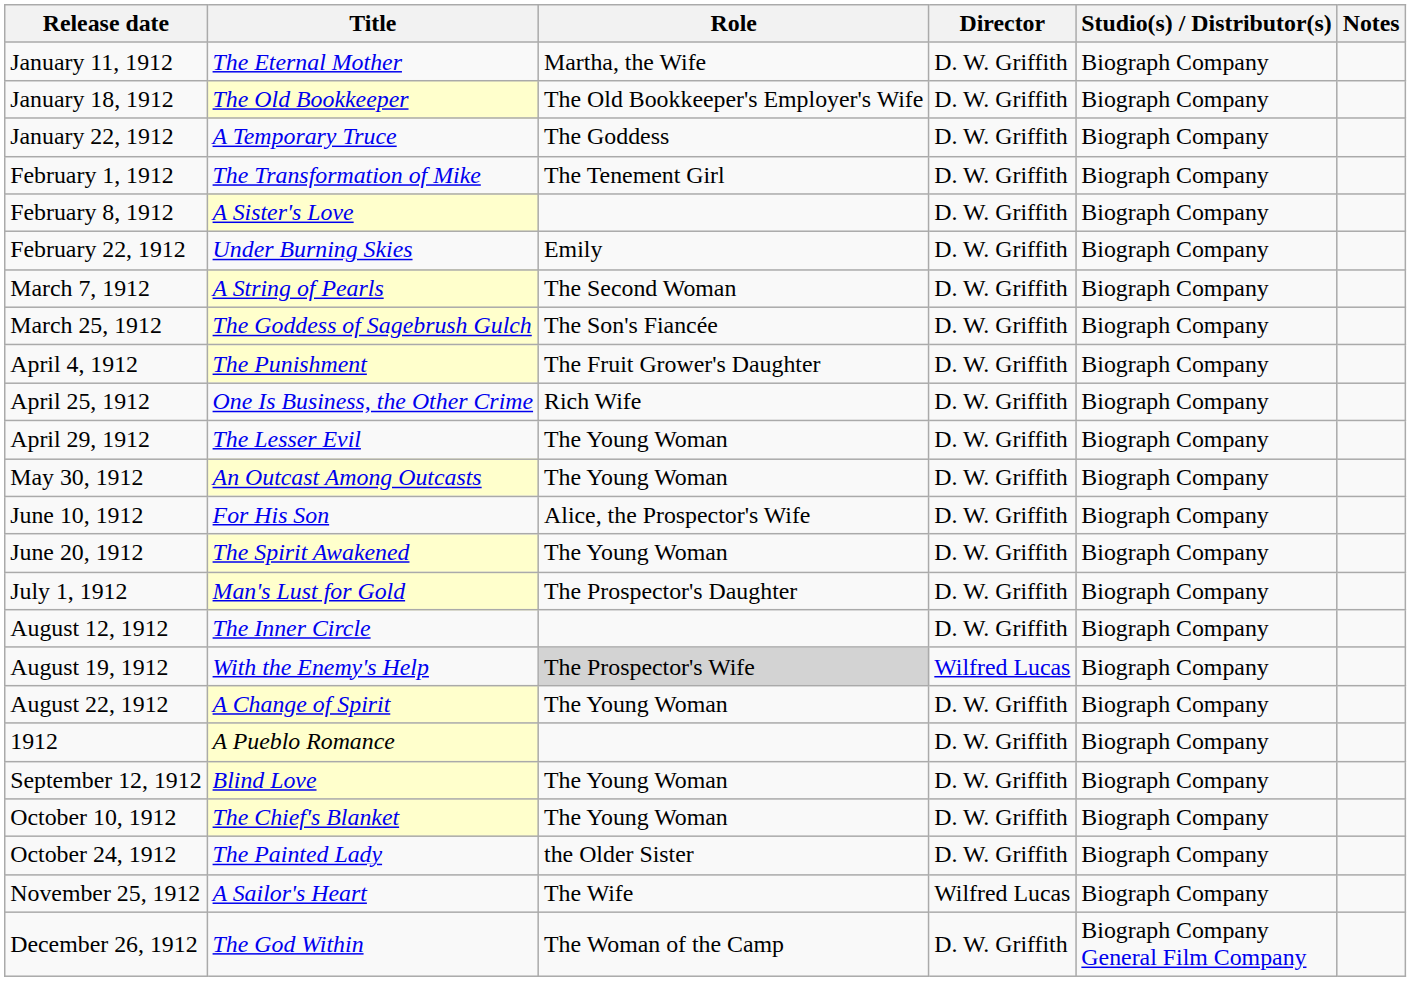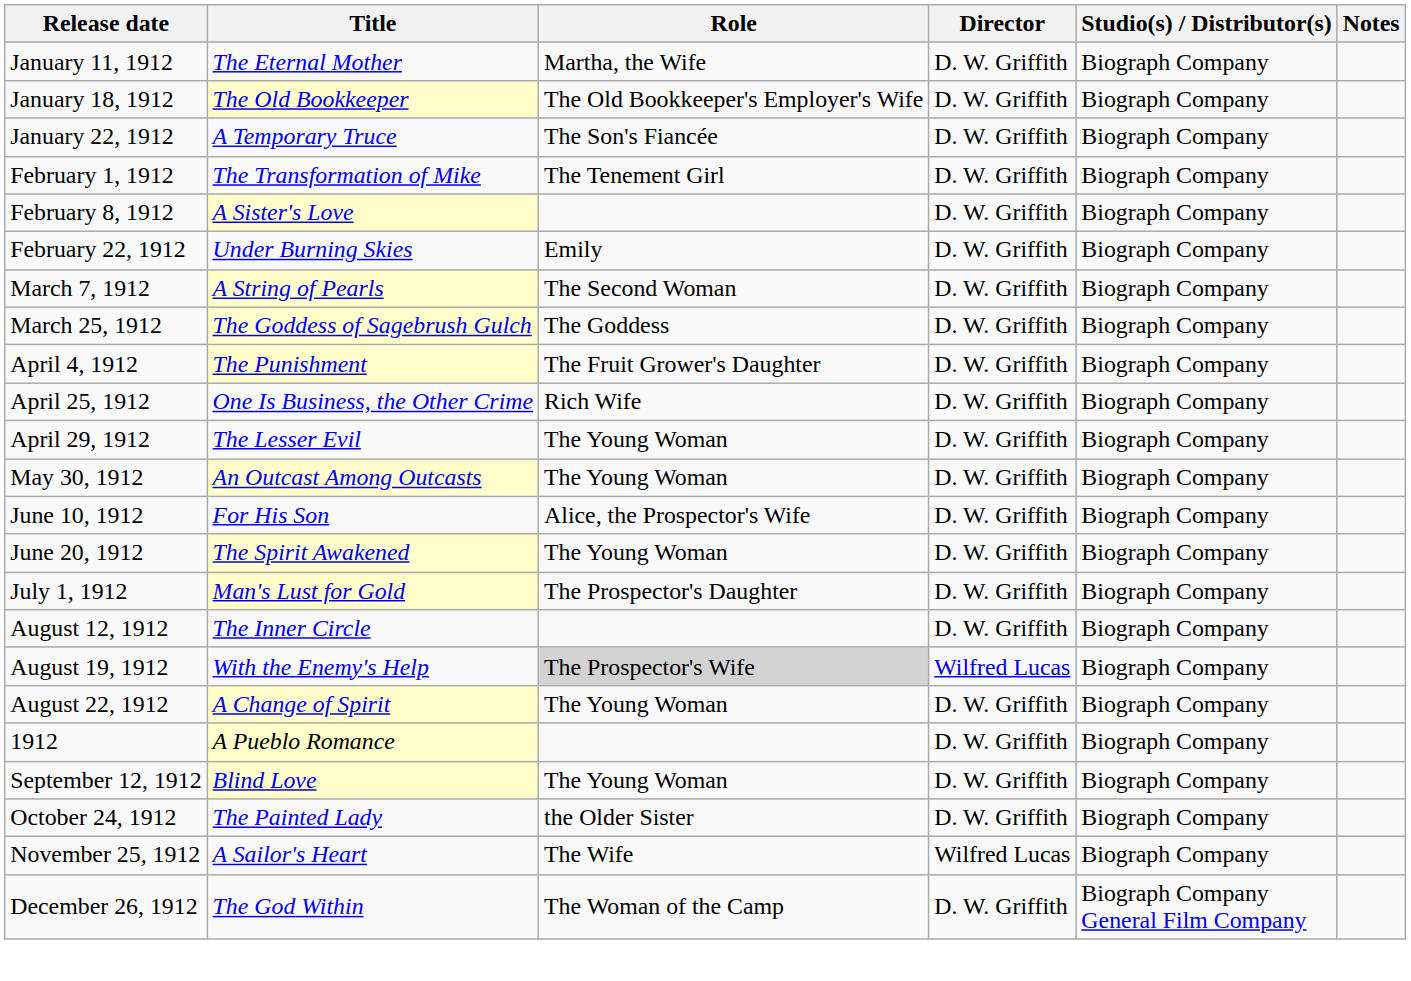(607, 136) The Goddess -> (631, 136) The Son's Fiancée
(631, 325) The Son's Fiancée -> (607, 325) The Goddess
- row: (93, 817)
